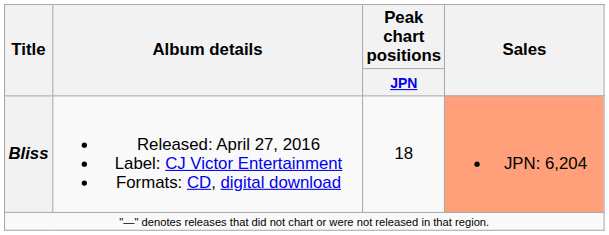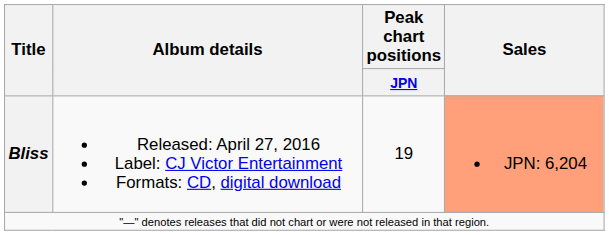(404, 154) 18 -> (404, 154) 19
